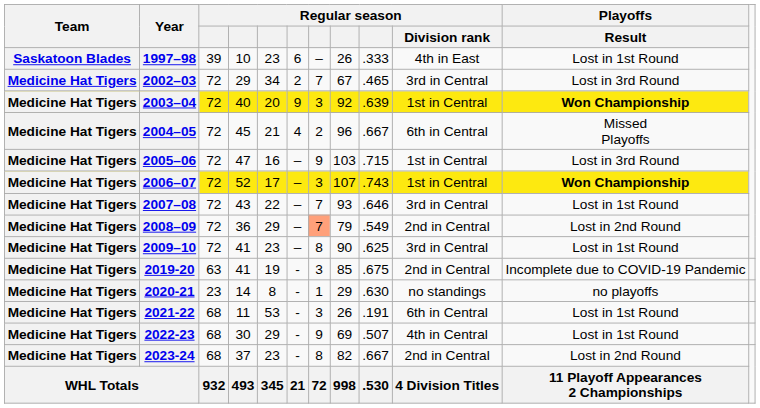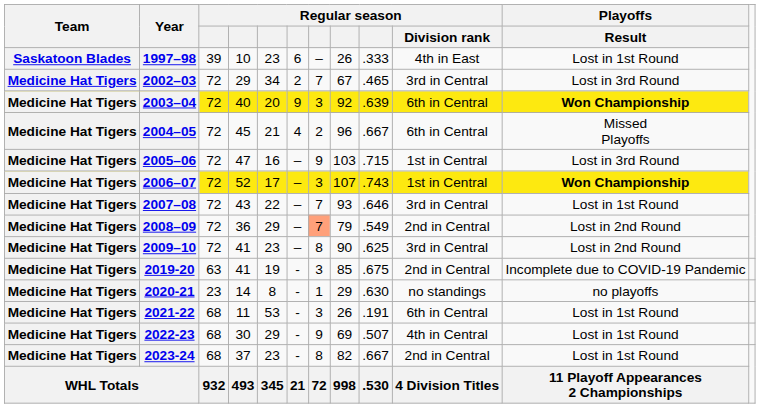(447, 102) 1st in Central -> (447, 102) 6th in Central
(625, 247) Lost in 1st Round -> (625, 247) Lost in 2nd Round
(625, 356) Lost in 2nd Round -> (625, 356) Lost in 1st Round
